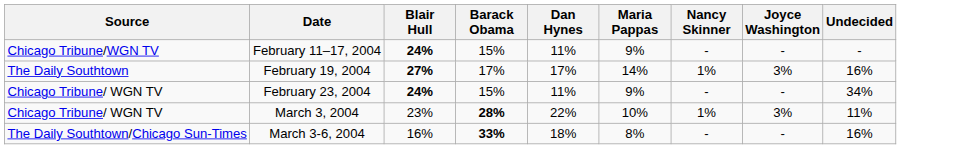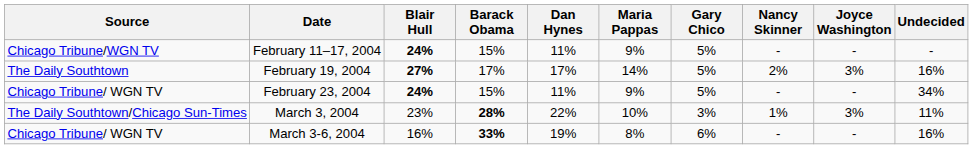+ column: (706, 22)
(706, 71) 1% -> (778, 71) 2%
(85, 112) Chicago Tribune/ WGN TV -> (127, 112) The Daily Southtown/Chicago Sun-Times
(127, 133) The Daily Southtown/Chicago Sun-Times -> (85, 133) Chicago Tribune/ WGN TV
(563, 133) 18% -> (563, 133) 19%
